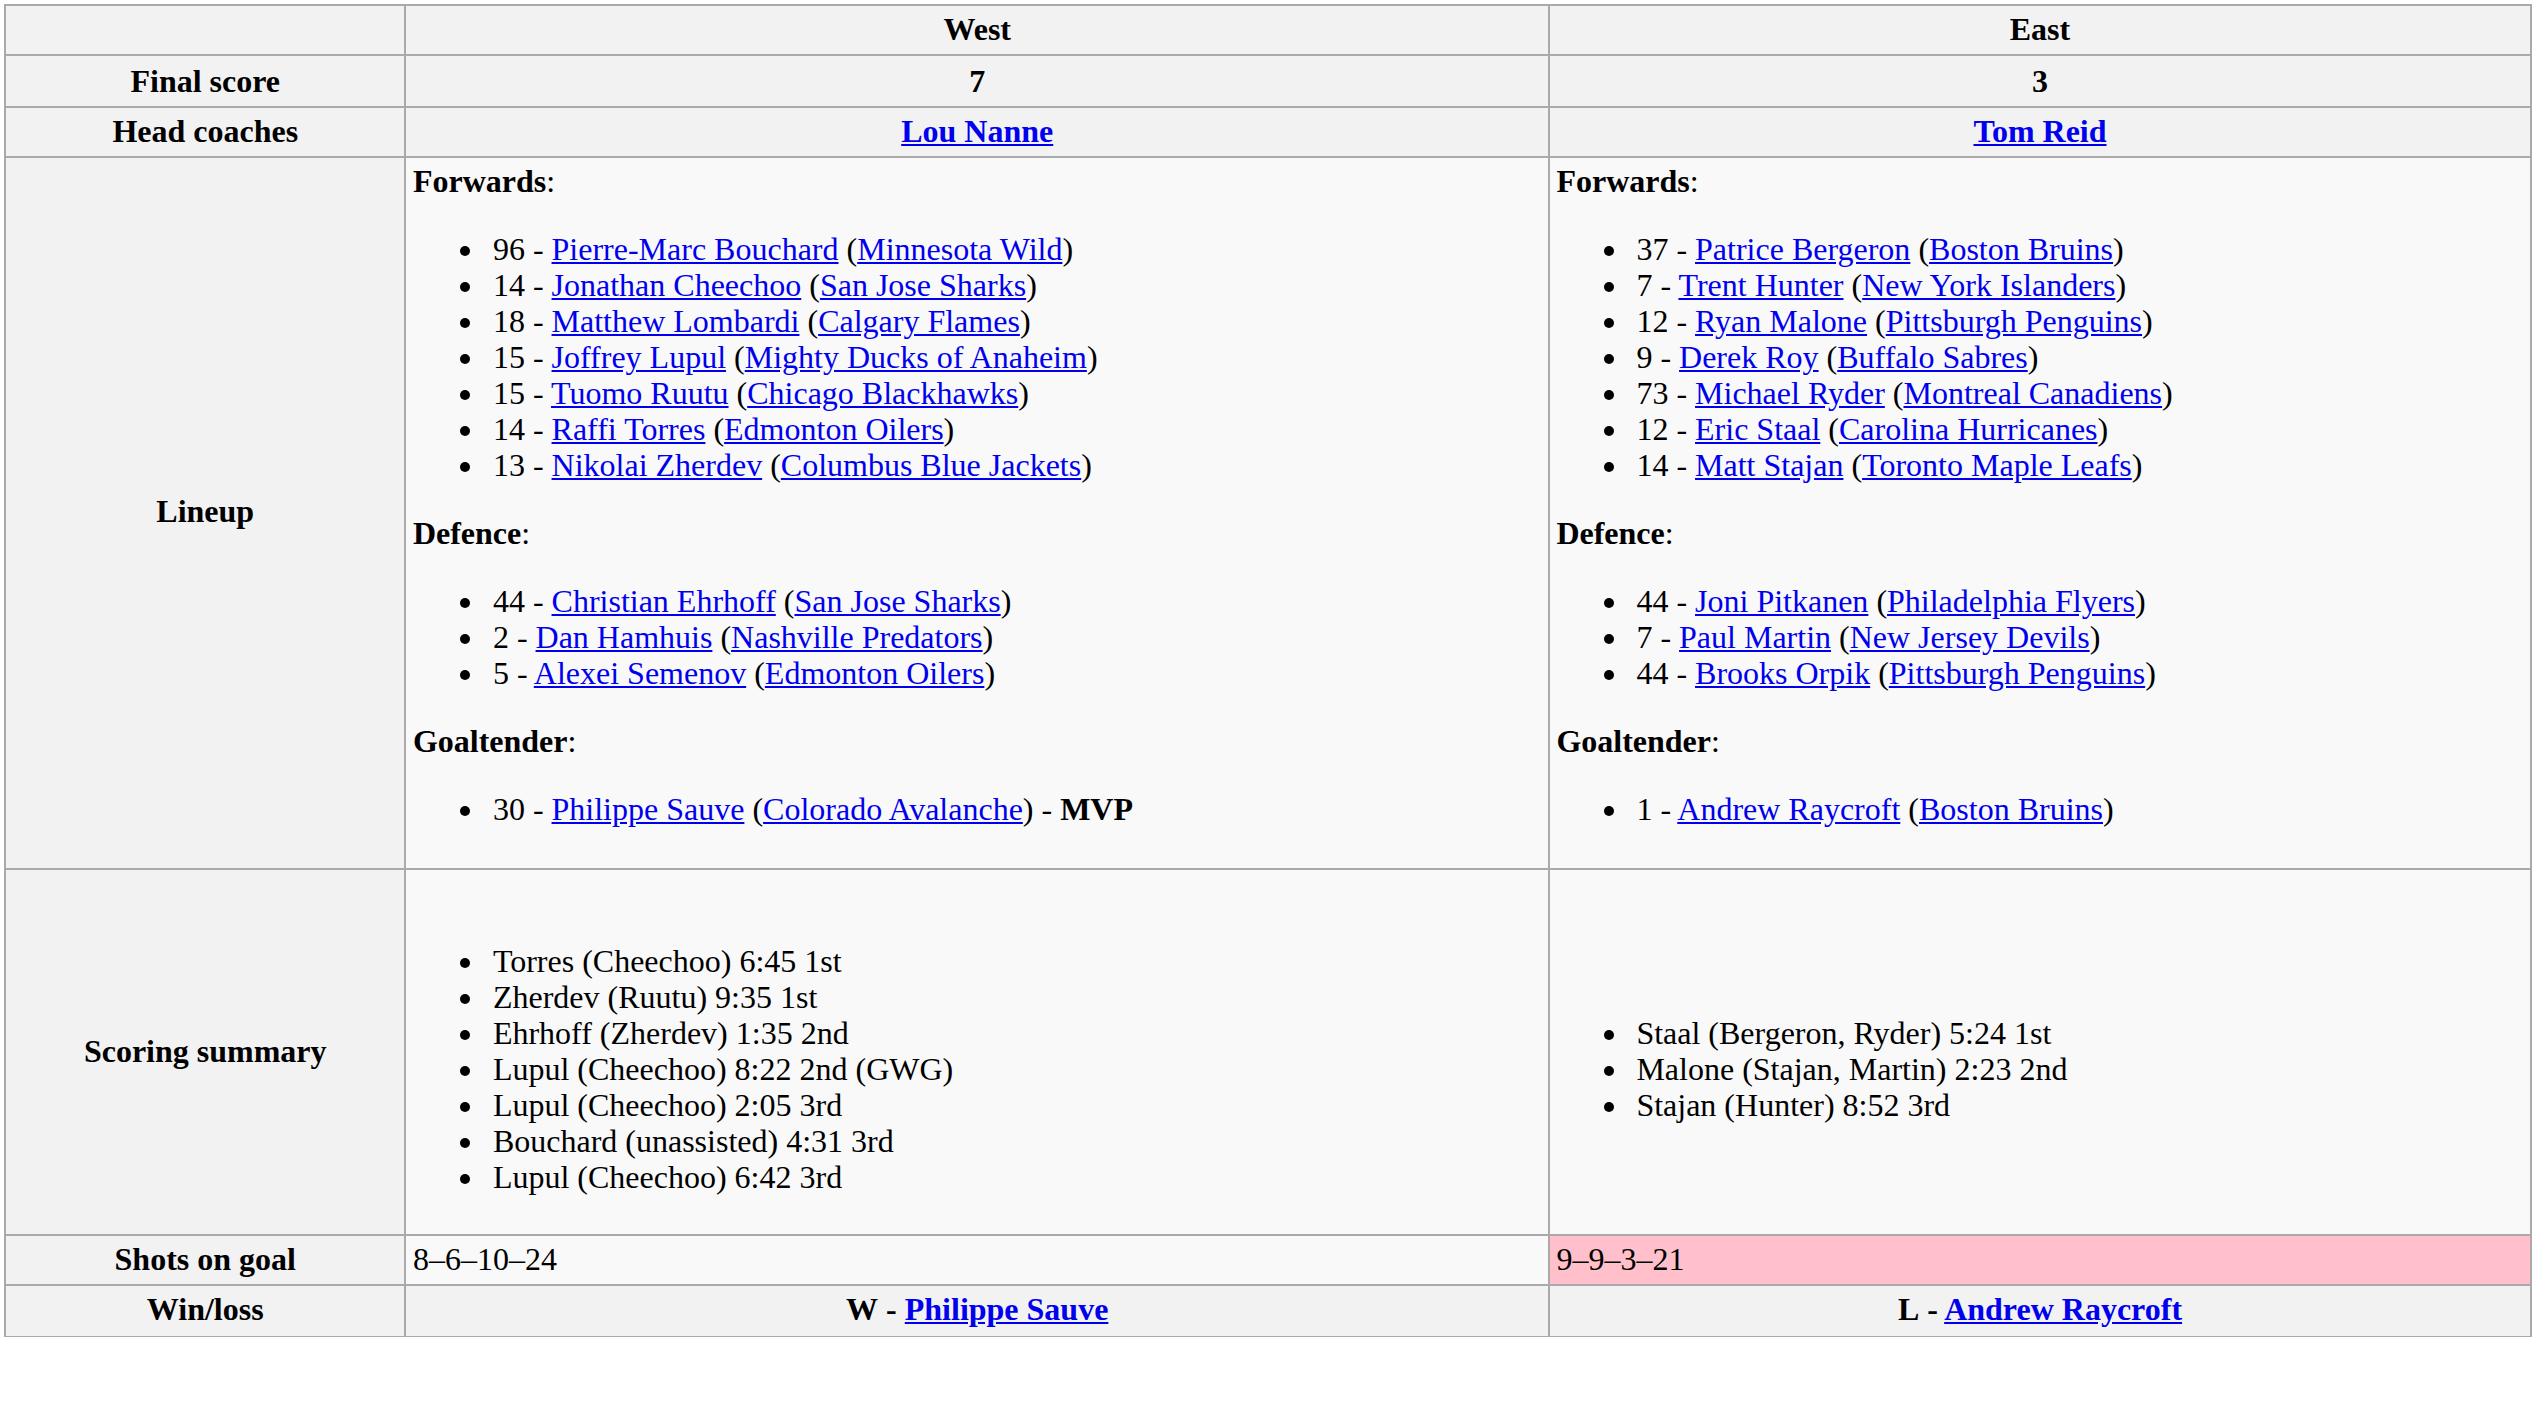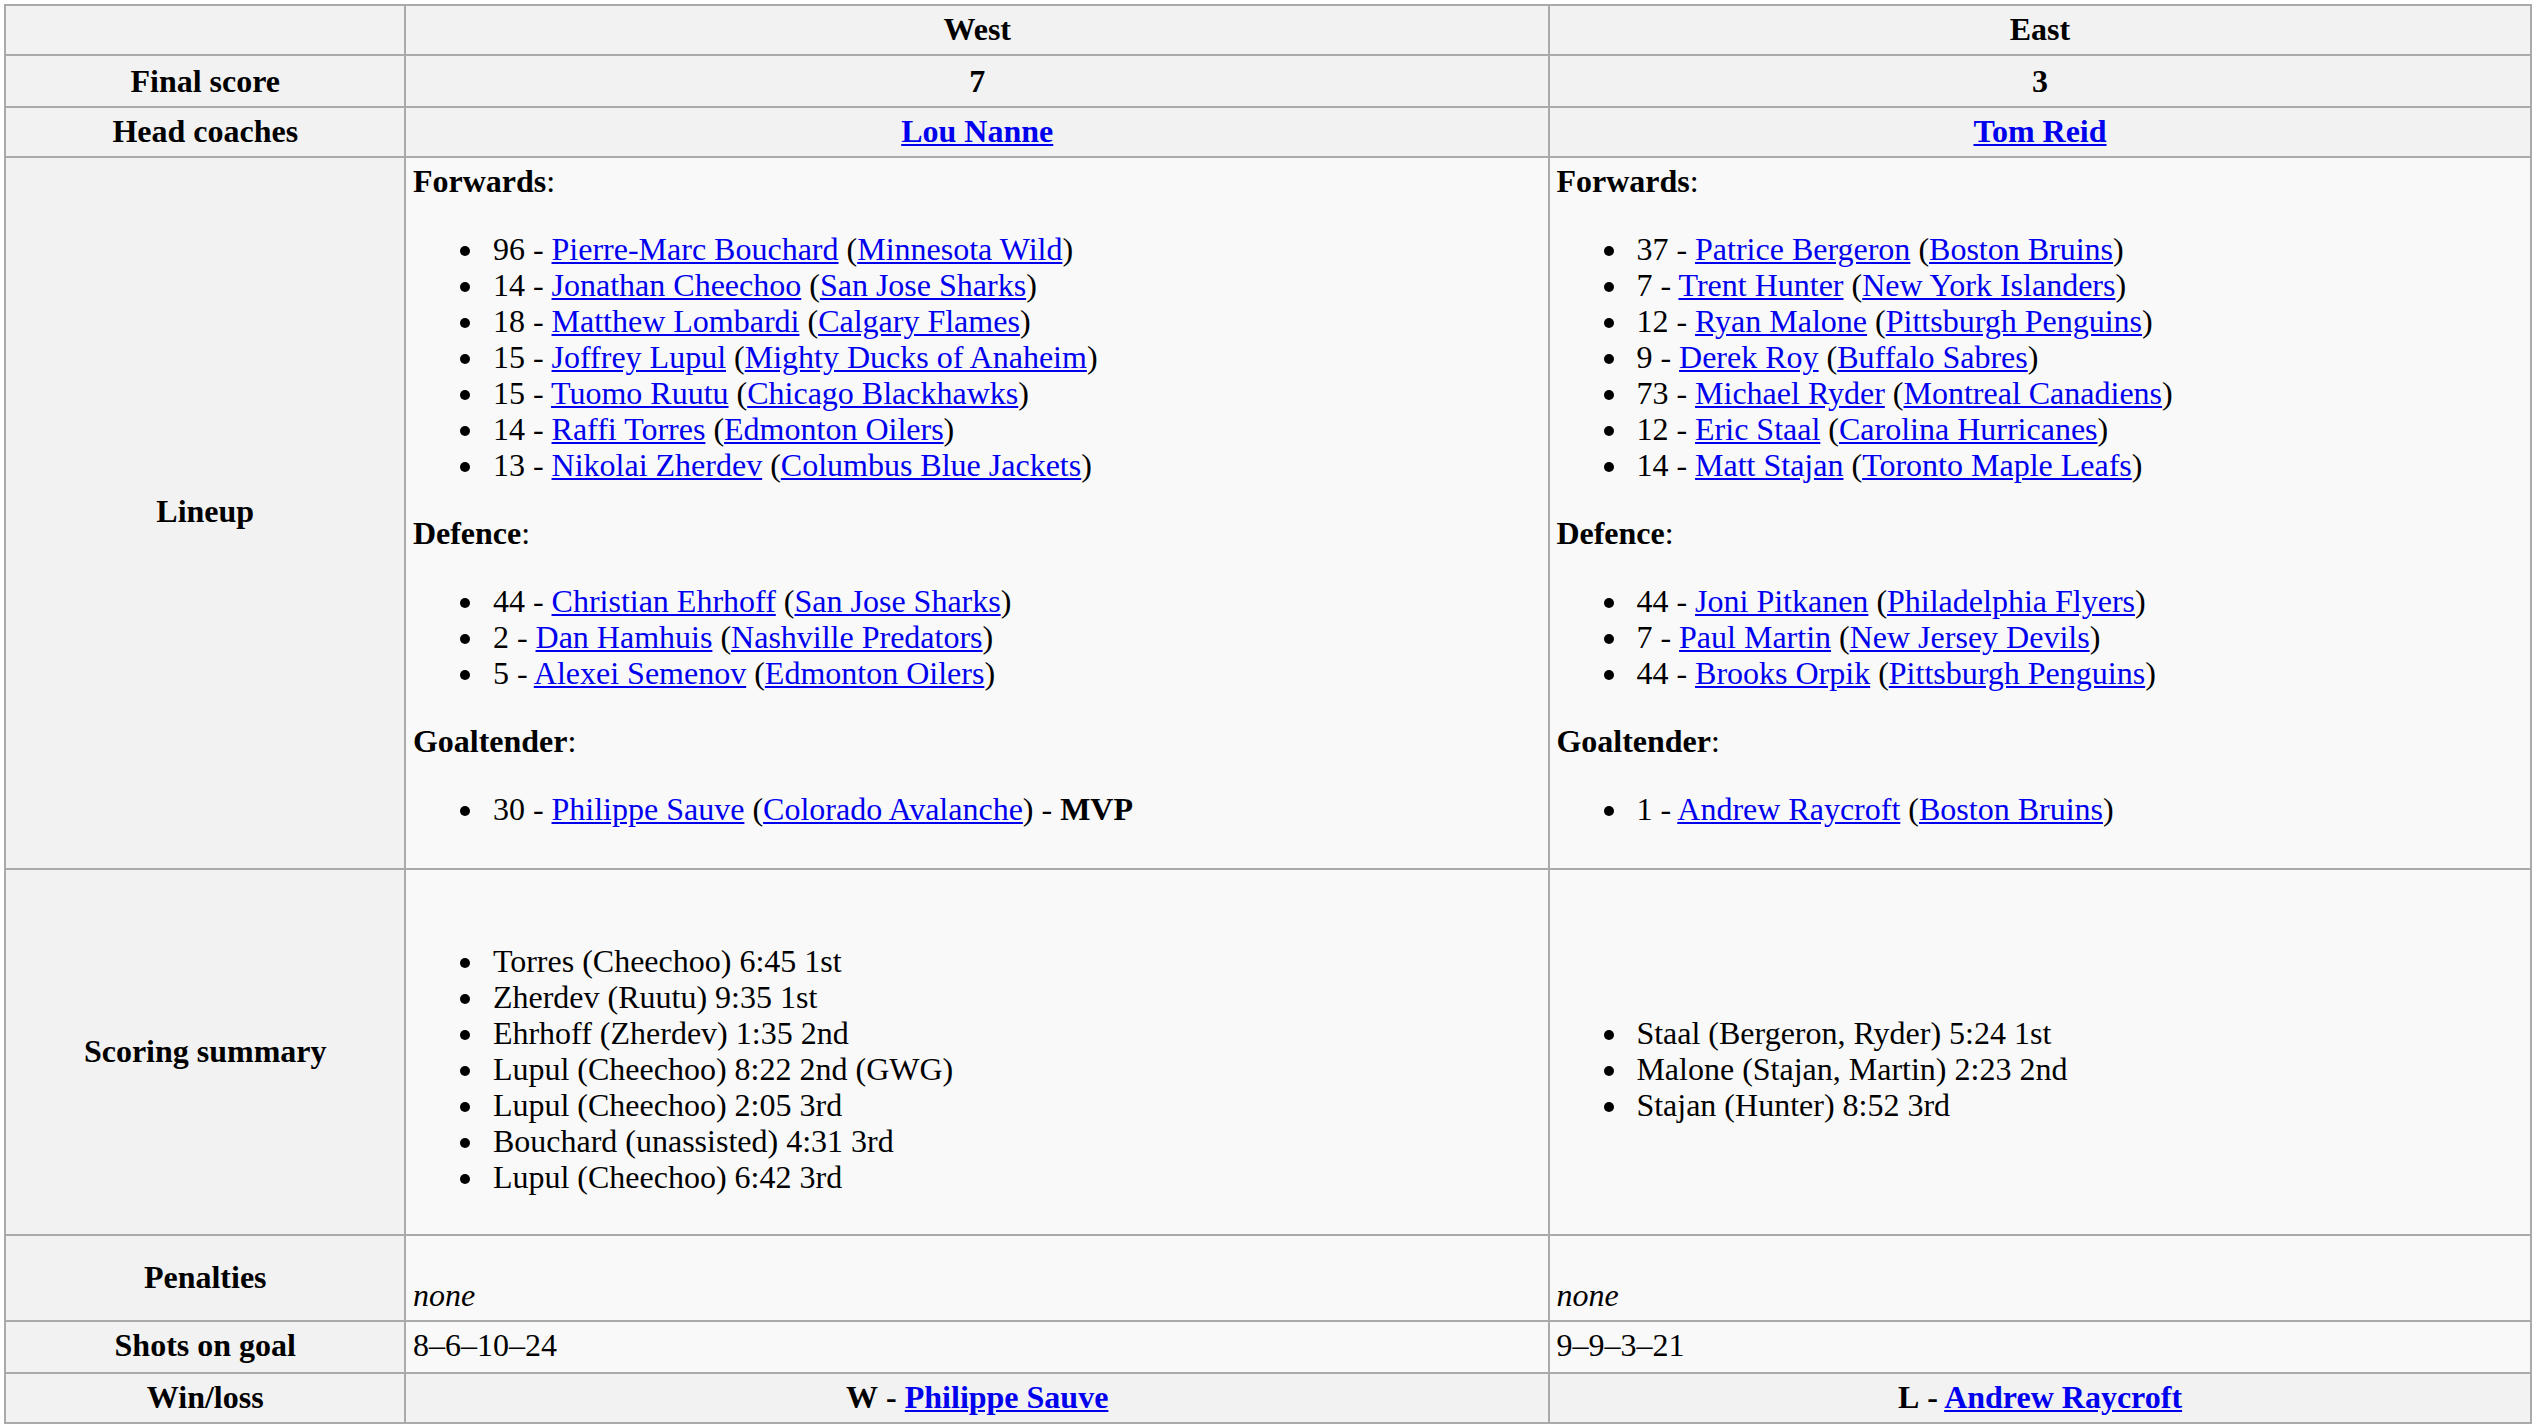+ row: (205, 1277)
(1620, 1259) pink background -> (1620, 1346) no background
